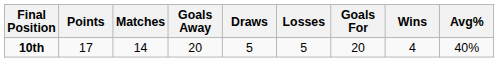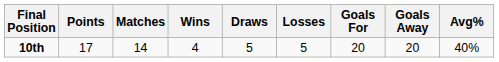columns swapped: (412, 21) <-> (195, 21)
